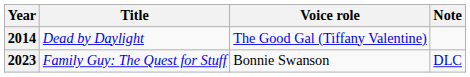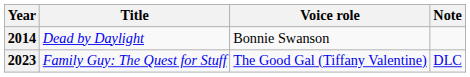(330, 38) The Good Gal (Tiffany Valentine) -> (281, 38) Bonnie Swanson
(281, 60) Bonnie Swanson -> (330, 60) The Good Gal (Tiffany Valentine)
